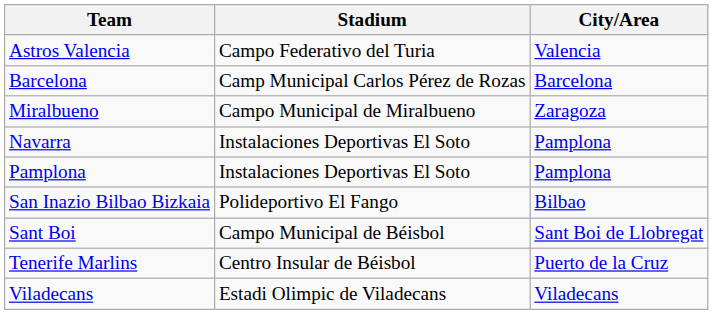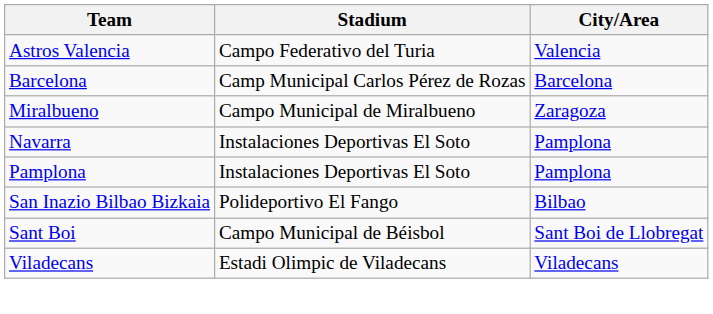- row: (73, 263)
